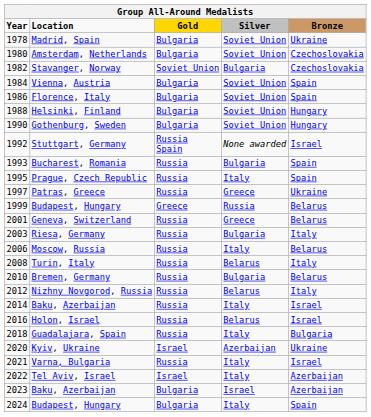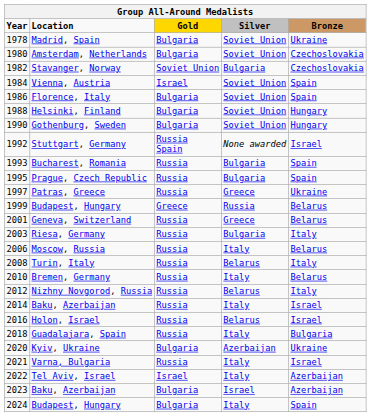(177, 82) Bulgaria -> (172, 82) Israel
(236, 178) Italy -> (244, 178) Bulgaria
(244, 277) Bulgaria -> (236, 277) Italy
(172, 348) Israel -> (177, 348) Bulgaria
